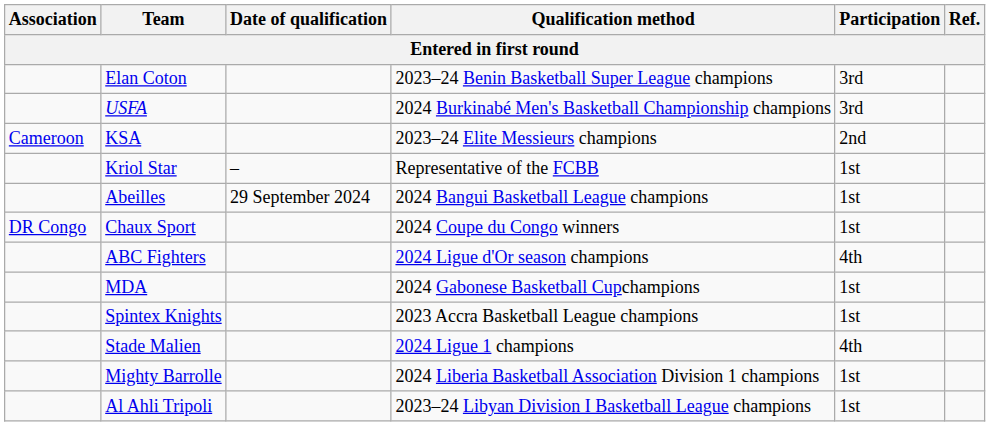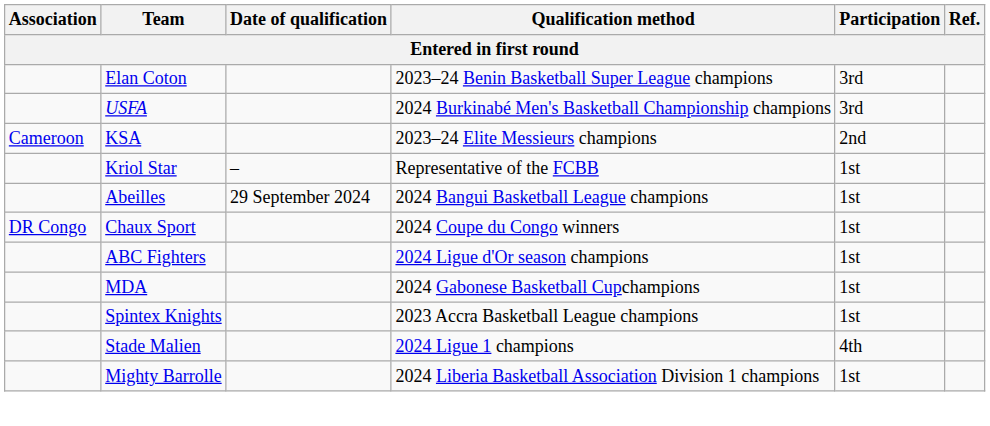(851, 257) 4th -> (850, 257) 1st
- row: (159, 405)
